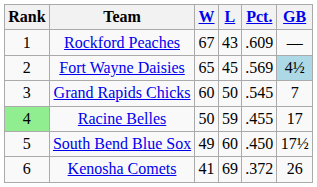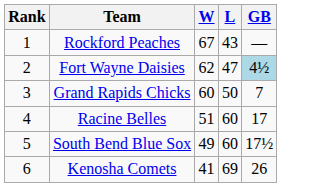- column: (259, 17)
(207, 67) 65 -> (207, 67) 62
(230, 67) 45 -> (230, 67) 47
(27, 118) lightgreen background -> (27, 118) no background
(207, 118) 50 -> (207, 118) 51
(230, 118) 59 -> (230, 118) 60
